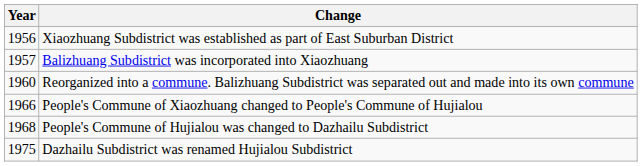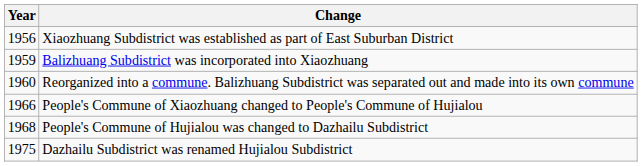(22, 60) 1957 -> (22, 60) 1959
